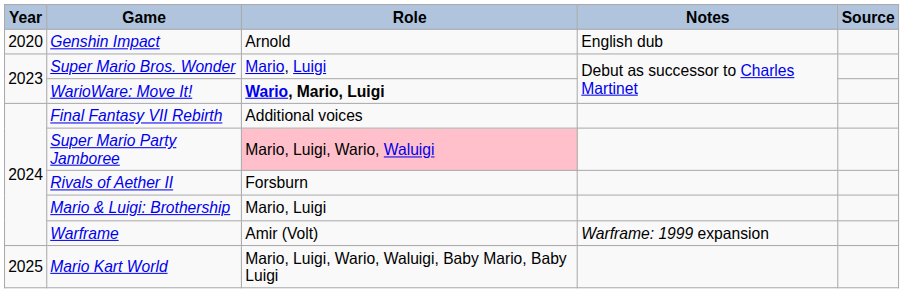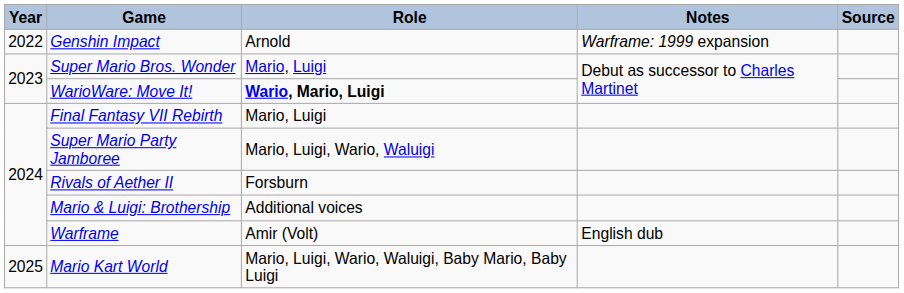(26, 42) 2020 -> (26, 42) 2022
(622, 42) English dub -> (675, 42) Warframe: 1999 expansion
(304, 116) Additional voices -> (286, 116) Mario, Luigi
(340, 150) pink background -> (340, 150) no background
(286, 208) Mario, Luigi -> (304, 208) Additional voices
(675, 233) Warframe: 1999 expansion -> (622, 233) English dub
